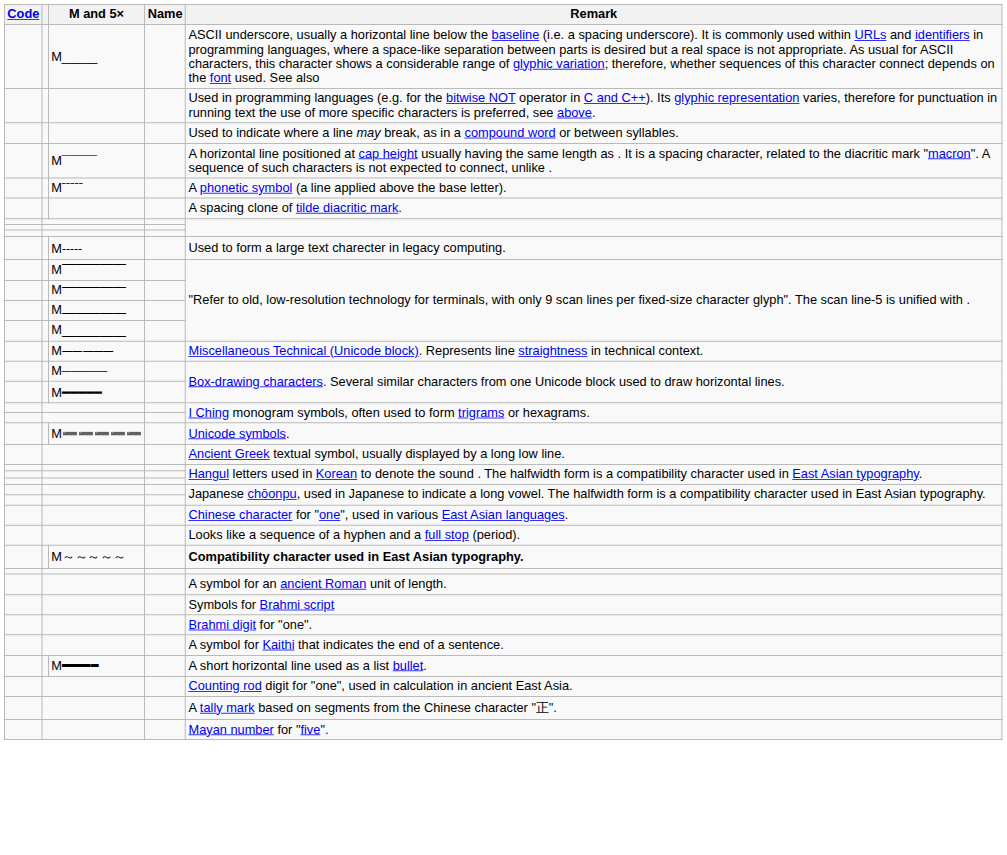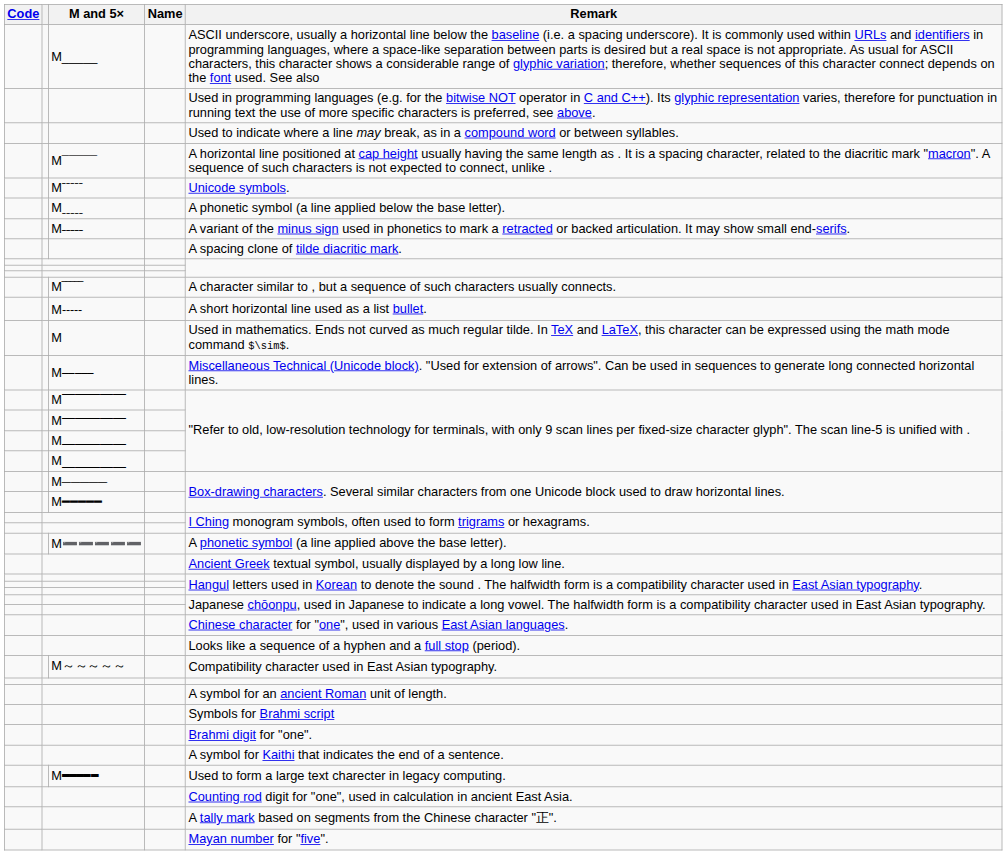(348, 188) A phonetic symbol (a line applied above the base letter). -> (239, 188) Unicode symbols.
+ row: (23, 208)
+ row: (23, 229)
+ row: (23, 287)
(347, 248) Used to form a large text charecter in legacy computing. -> (308, 308) A short horizontal line used as a list bullet.
+ row: (23, 338)
+ row: (23, 373)
- row: (23, 351)
(239, 433) Unicode symbols. -> (348, 543) A phonetic symbol (a line applied above the base letter).
(356, 556) bold -> (343, 666) normal
(308, 665) A short horizontal line used as a list bullet. -> (347, 775) Used to form a large text charecter in legacy computing.
